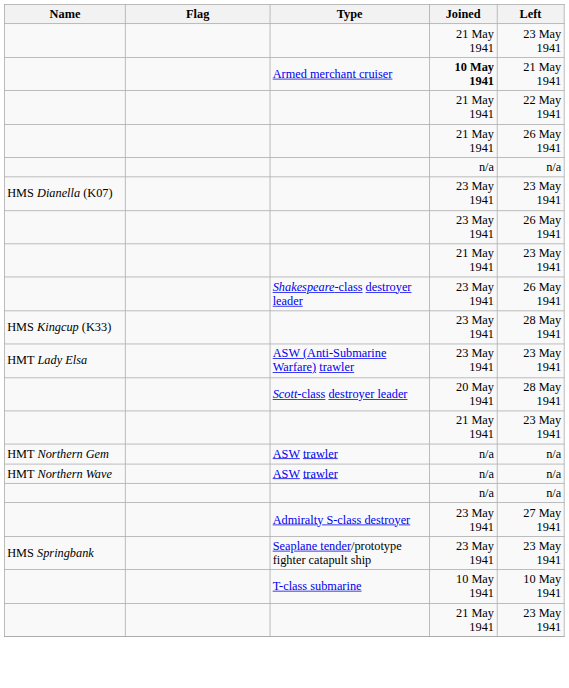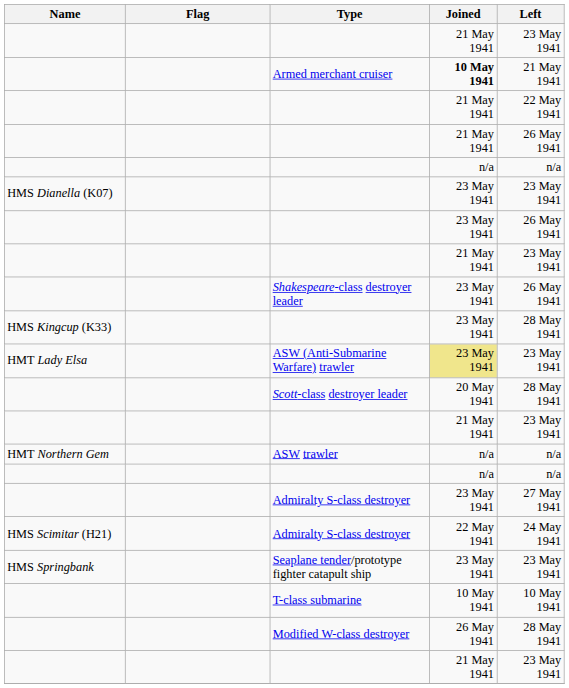(475, 360) no background -> (475, 360) khaki background
- row: (60, 473)
+ row: (59, 533)
+ row: (65, 634)
